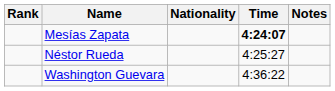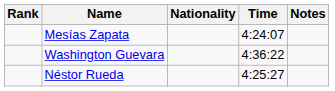(264, 34) bold -> (263, 34) normal
rows swapped: (84, 55) <-> (104, 75)
